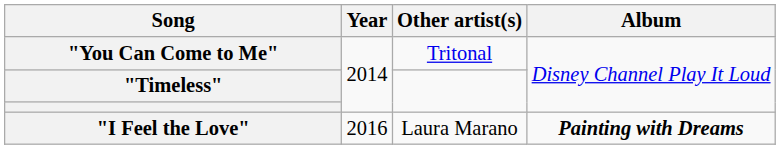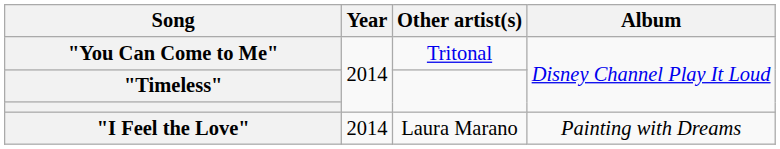(367, 127) 2016 -> (367, 127) 2014
(651, 127) bold -> (651, 127) normal
